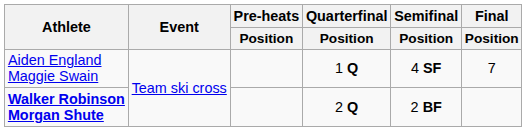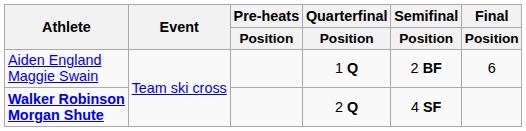(426, 68) 4 SF -> (426, 68) 2 BF
(492, 68) 7 -> (492, 68) 6
(426, 107) 2 BF -> (426, 107) 4 SF
